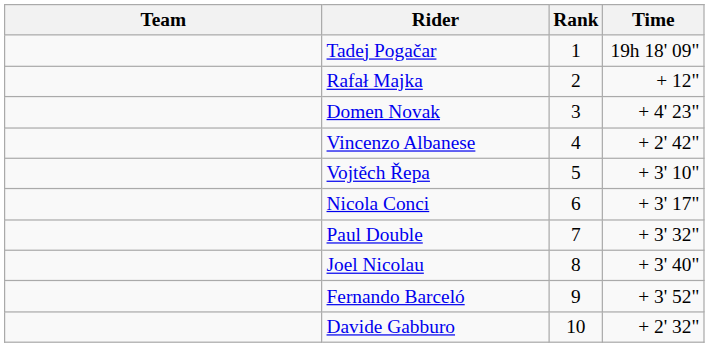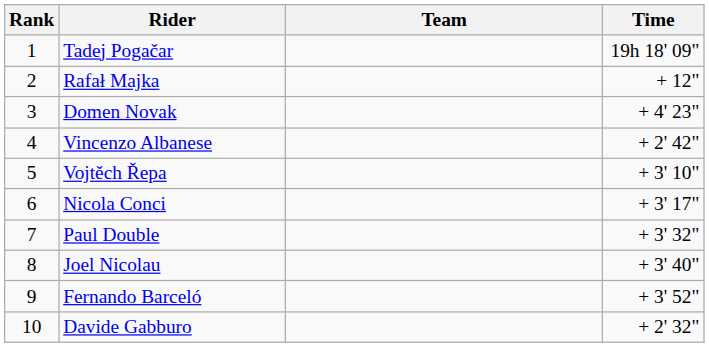columns swapped: (576, 19) <-> (163, 19)
